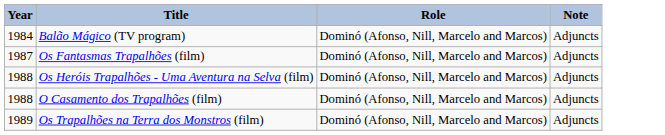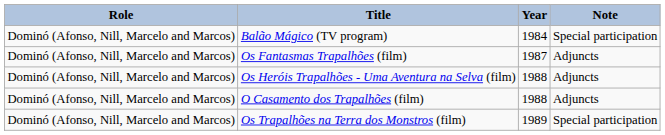columns swapped: (20, 15) <-> (433, 15)
(576, 36) Adjuncts -> (605, 36) Special participation
(576, 119) Adjuncts -> (605, 119) Special participation
